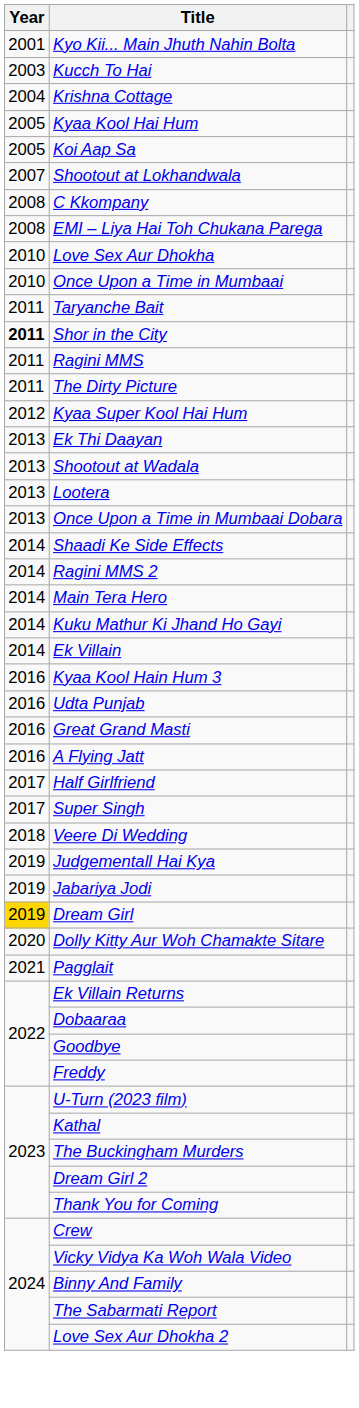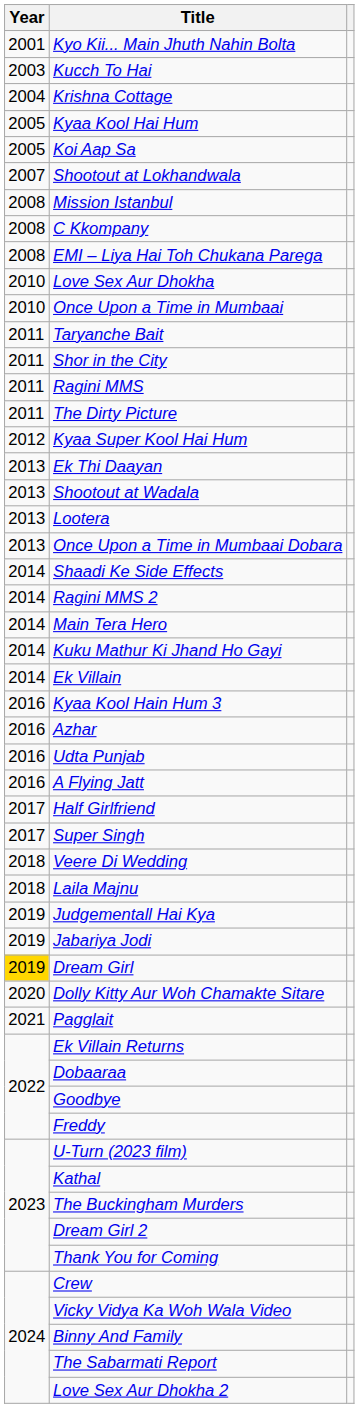+ row: (113, 202)
(26, 334) bold -> (26, 360) normal
+ row: (75, 730)
- row: (121, 730)
+ row: (96, 888)
